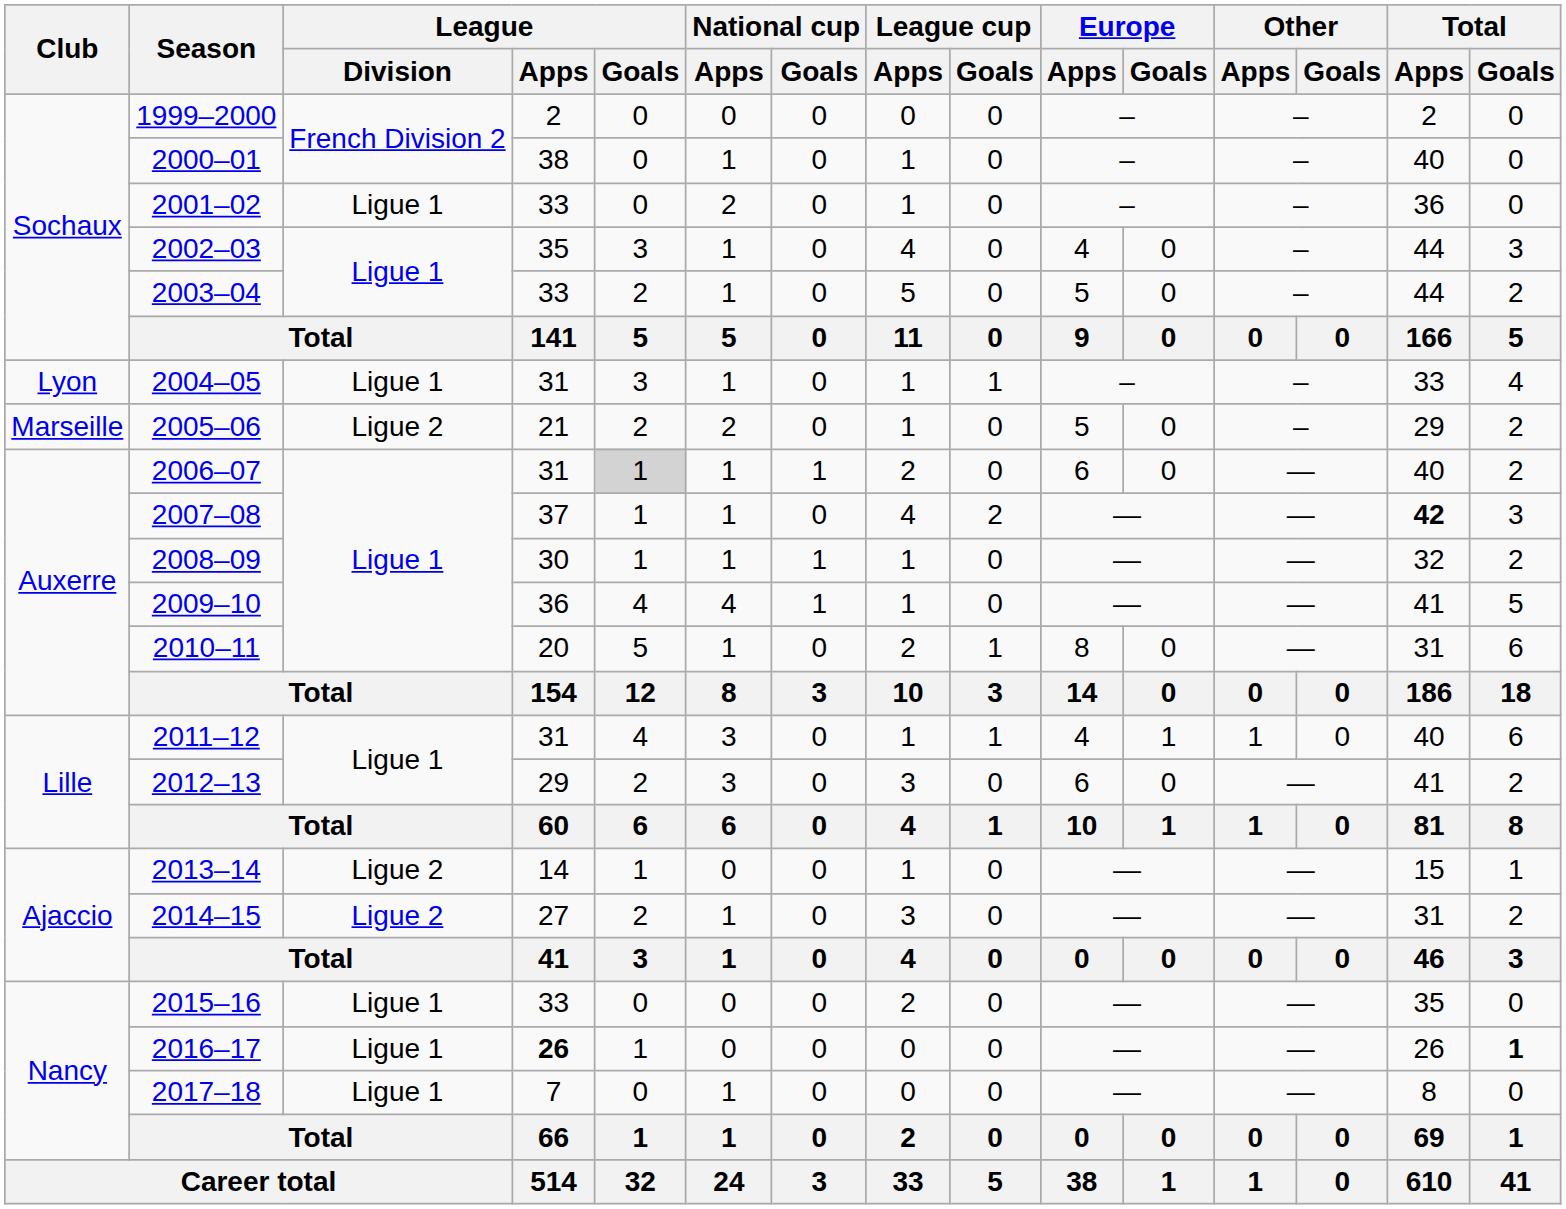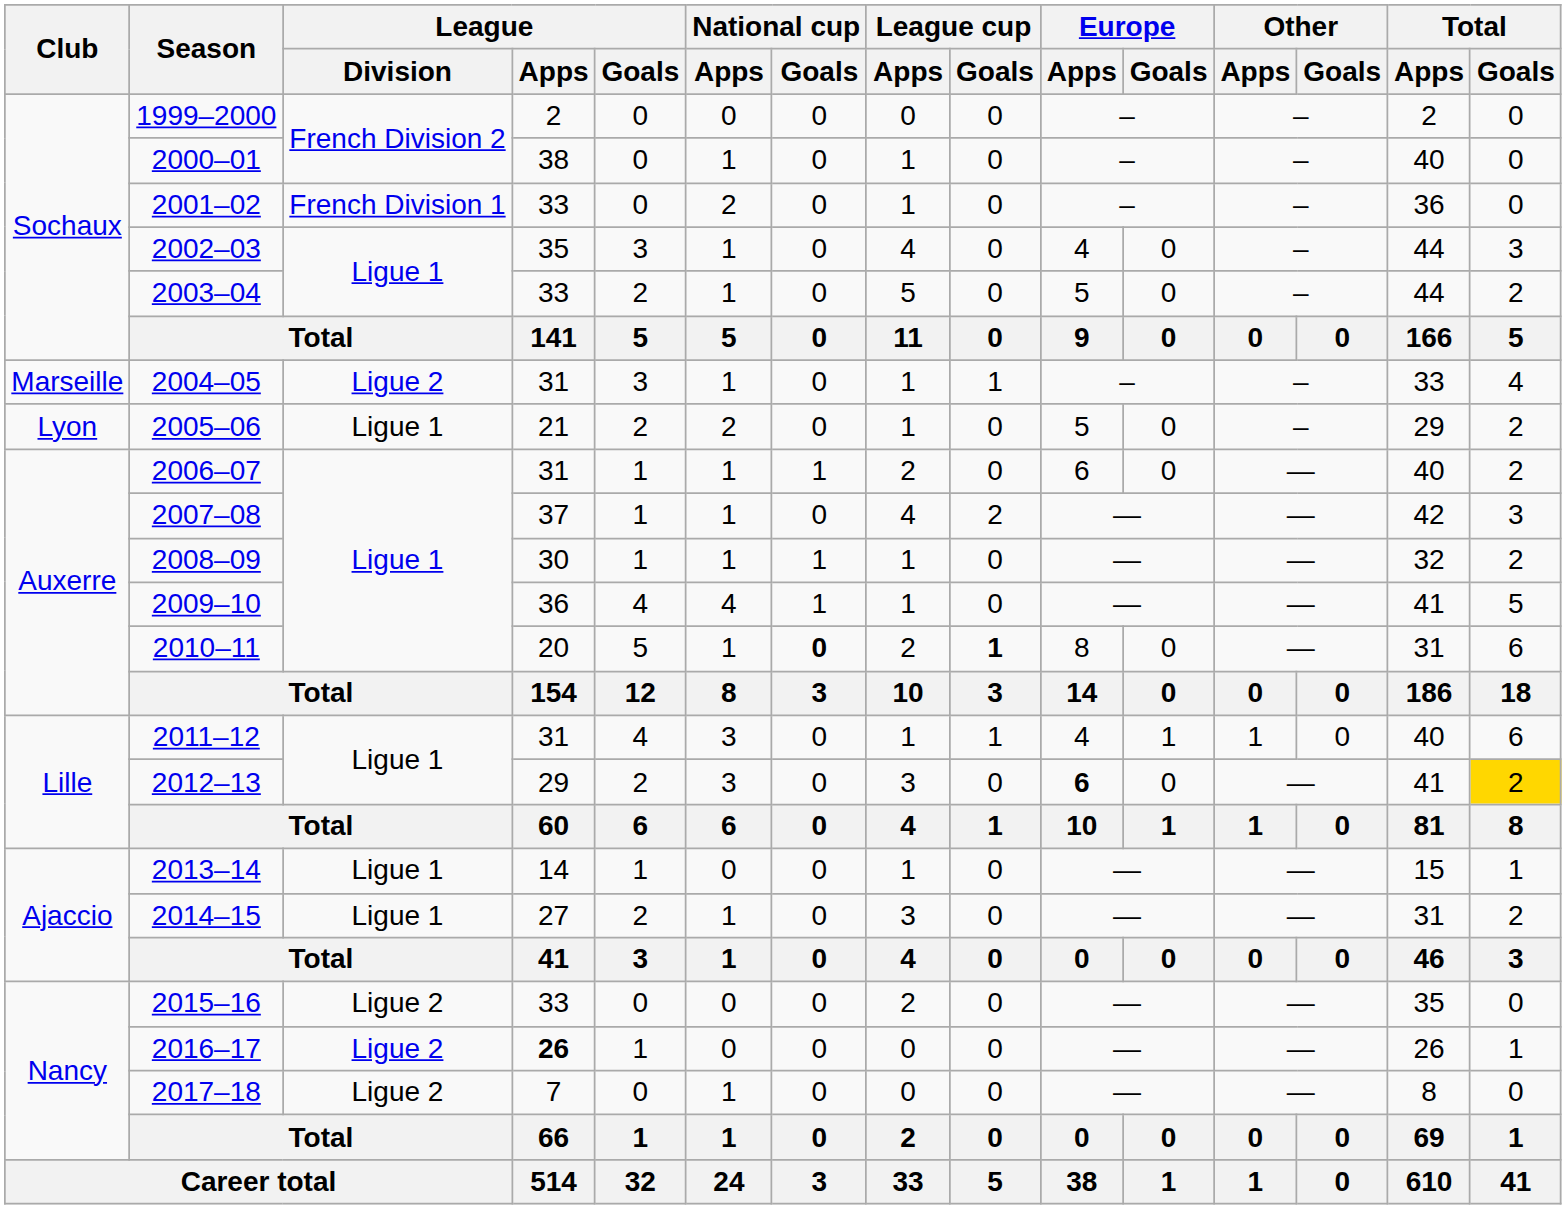(397, 204) Ligue 1 -> (397, 204) French Division 1
(67, 381) Lyon -> (67, 381) Marseille
(397, 381) Ligue 1 -> (397, 381) Ligue 2
(67, 426) Marseille -> (67, 426) Lyon
(397, 426) Ligue 2 -> (397, 426) Ligue 1
(640, 470) lightgrey background -> (640, 470) no background
(1429, 515) bold -> (1429, 515) normal
(819, 648) normal -> (819, 648) bold
(995, 648) normal -> (995, 648) bold
(1082, 781) normal -> (1082, 781) bold
(1516, 781) no background -> (1516, 781) gold background
(397, 870) Ligue 2 -> (397, 870) Ligue 1
(397, 914) Ligue 2 -> (397, 914) Ligue 1
(397, 1003) Ligue 1 -> (397, 1003) Ligue 2
(397, 1048) Ligue 1 -> (397, 1048) Ligue 2
(1516, 1048) bold -> (1516, 1048) normal
(397, 1092) Ligue 1 -> (397, 1092) Ligue 2
